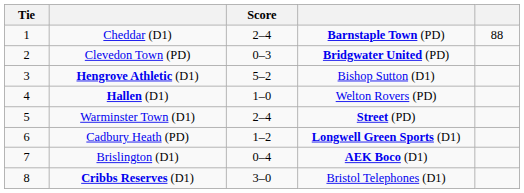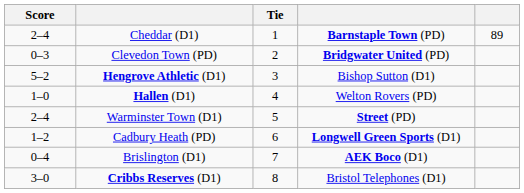columns swapped: (27, 15) <-> (262, 15)
(497, 35) 88 -> (497, 35) 89
